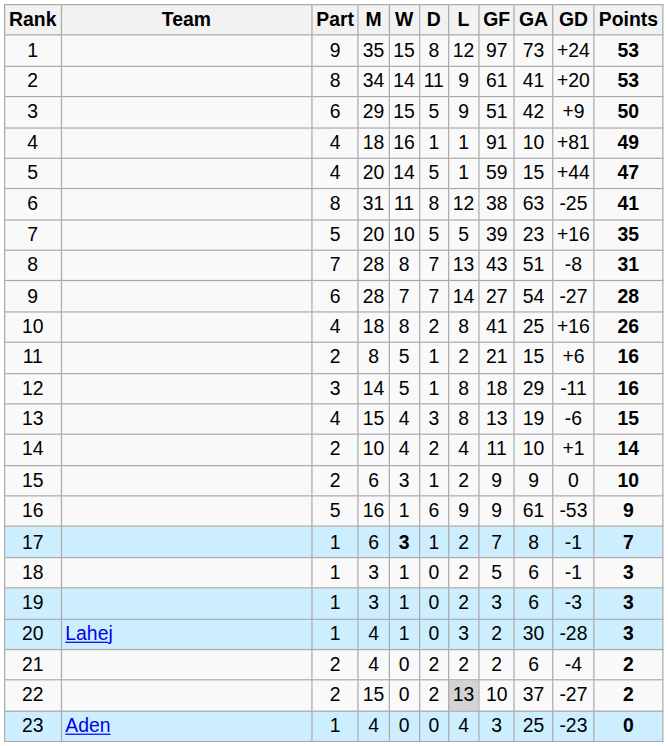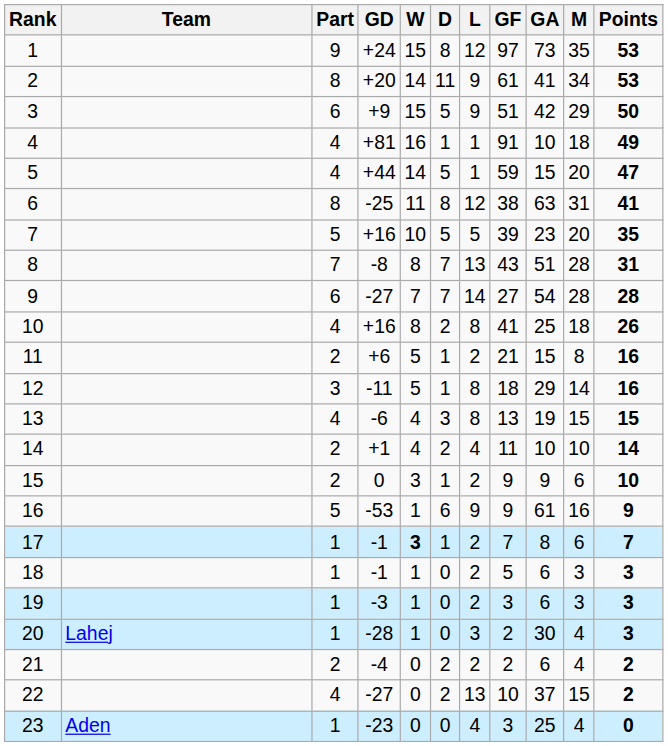columns swapped: (374, 19) <-> (573, 19)
(335, 695) 2 -> (335, 695) 4
(464, 695) lightgrey background -> (475, 695) no background
